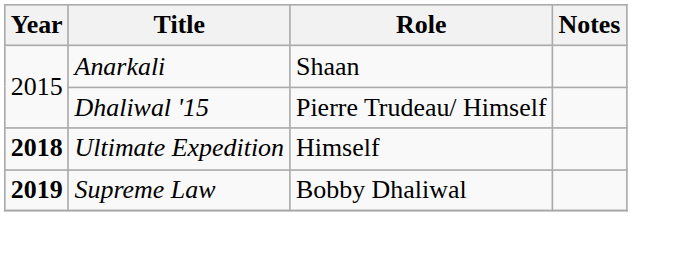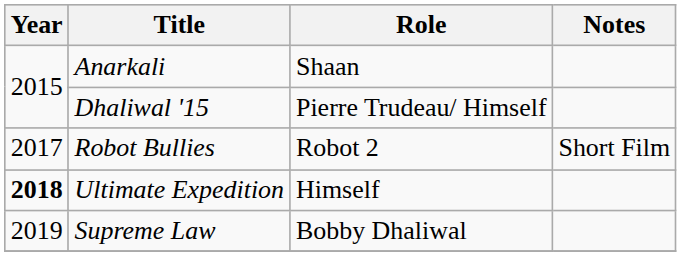+ row: (145, 148)
(37, 189) bold -> (37, 230) normal
